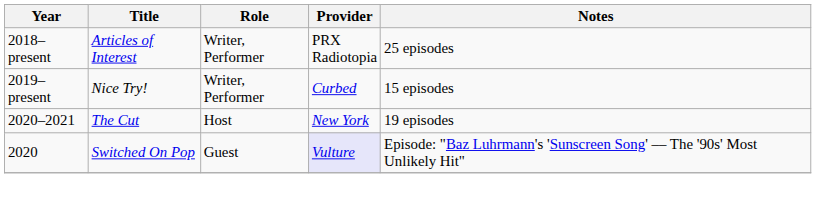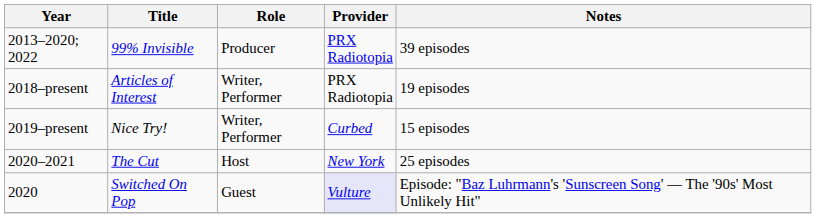+ row: (152, 48)
(419, 48) 25 episodes -> (435, 88) 19 episodes
(419, 120) 19 episodes -> (435, 160) 25 episodes
